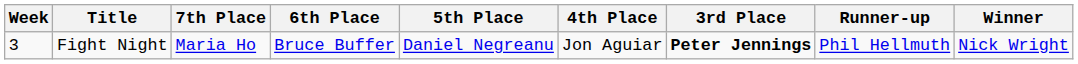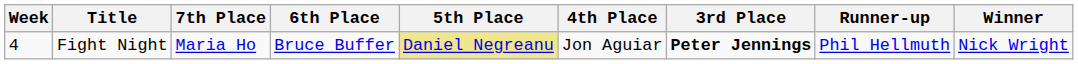(14, 46) 3 -> (14, 46) 4
(478, 46) no background -> (478, 46) khaki background
